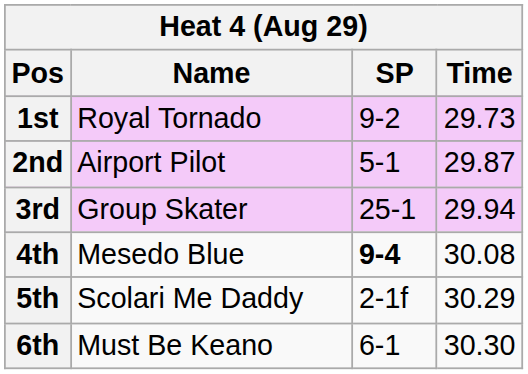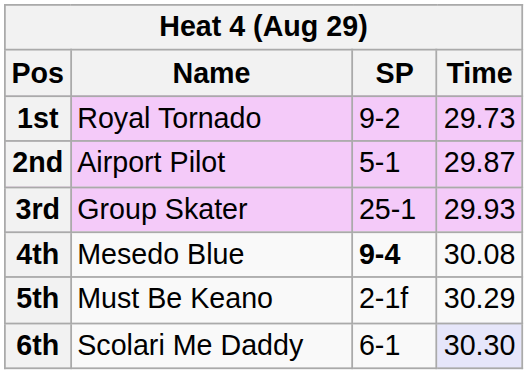(480, 208) 29.94 -> (480, 208) 29.93
(190, 299) Scolari Me Daddy -> (175, 299) Must Be Keano
(175, 345) Must Be Keano -> (190, 345) Scolari Me Daddy
(480, 345) no background -> (480, 345) lavender background
